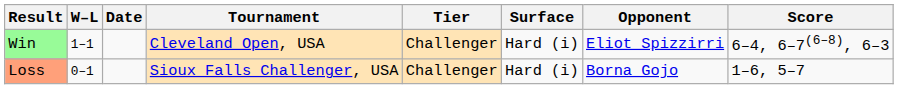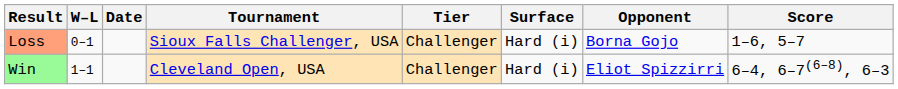rows swapped: (27, 71) <-> (22, 44)
